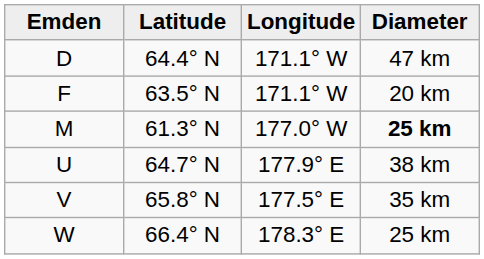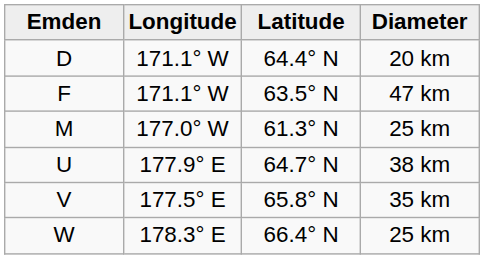columns swapped: (183, 22) <-> (301, 22)
(420, 57) 47 km -> (420, 57) 20 km
(420, 93) 20 km -> (420, 93) 47 km
(420, 128) bold -> (420, 128) normal
